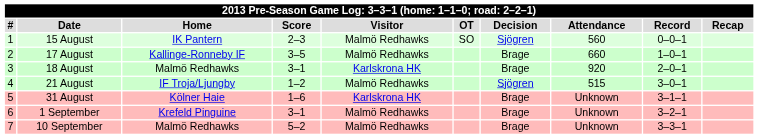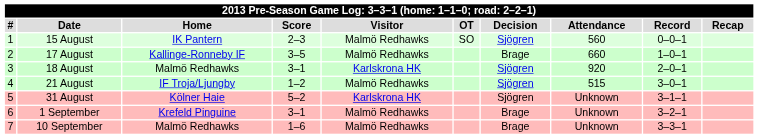(515, 69) Brage -> (515, 69) Sjögren
(297, 98) 1–6 -> (297, 98) 5–2
(515, 98) Brage -> (515, 98) Sjögren
(297, 127) 5–2 -> (297, 127) 1–6
